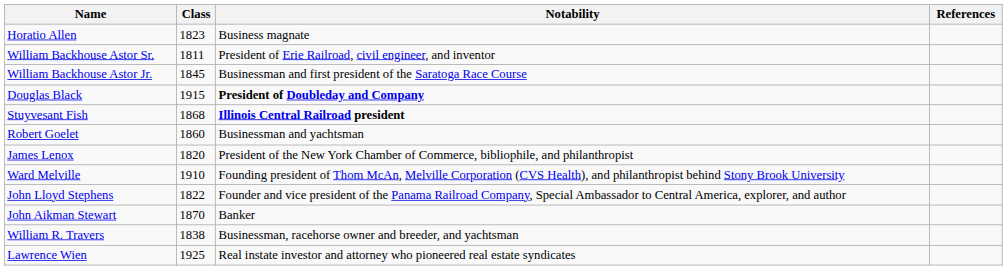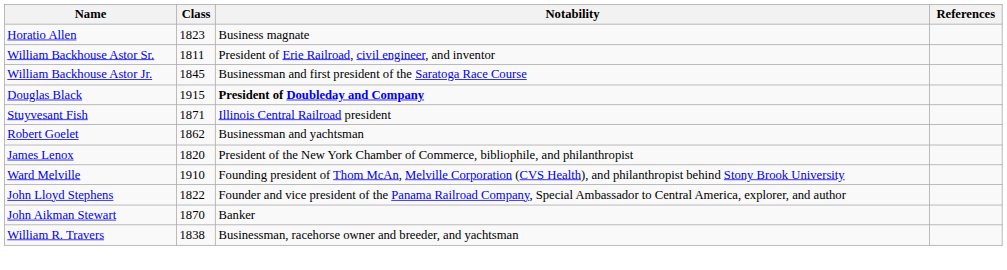(192, 114) 1868 -> (192, 114) 1871
(312, 114) bold -> (305, 114) normal
(192, 134) 1860 -> (192, 134) 1862
- row: (47, 255)
